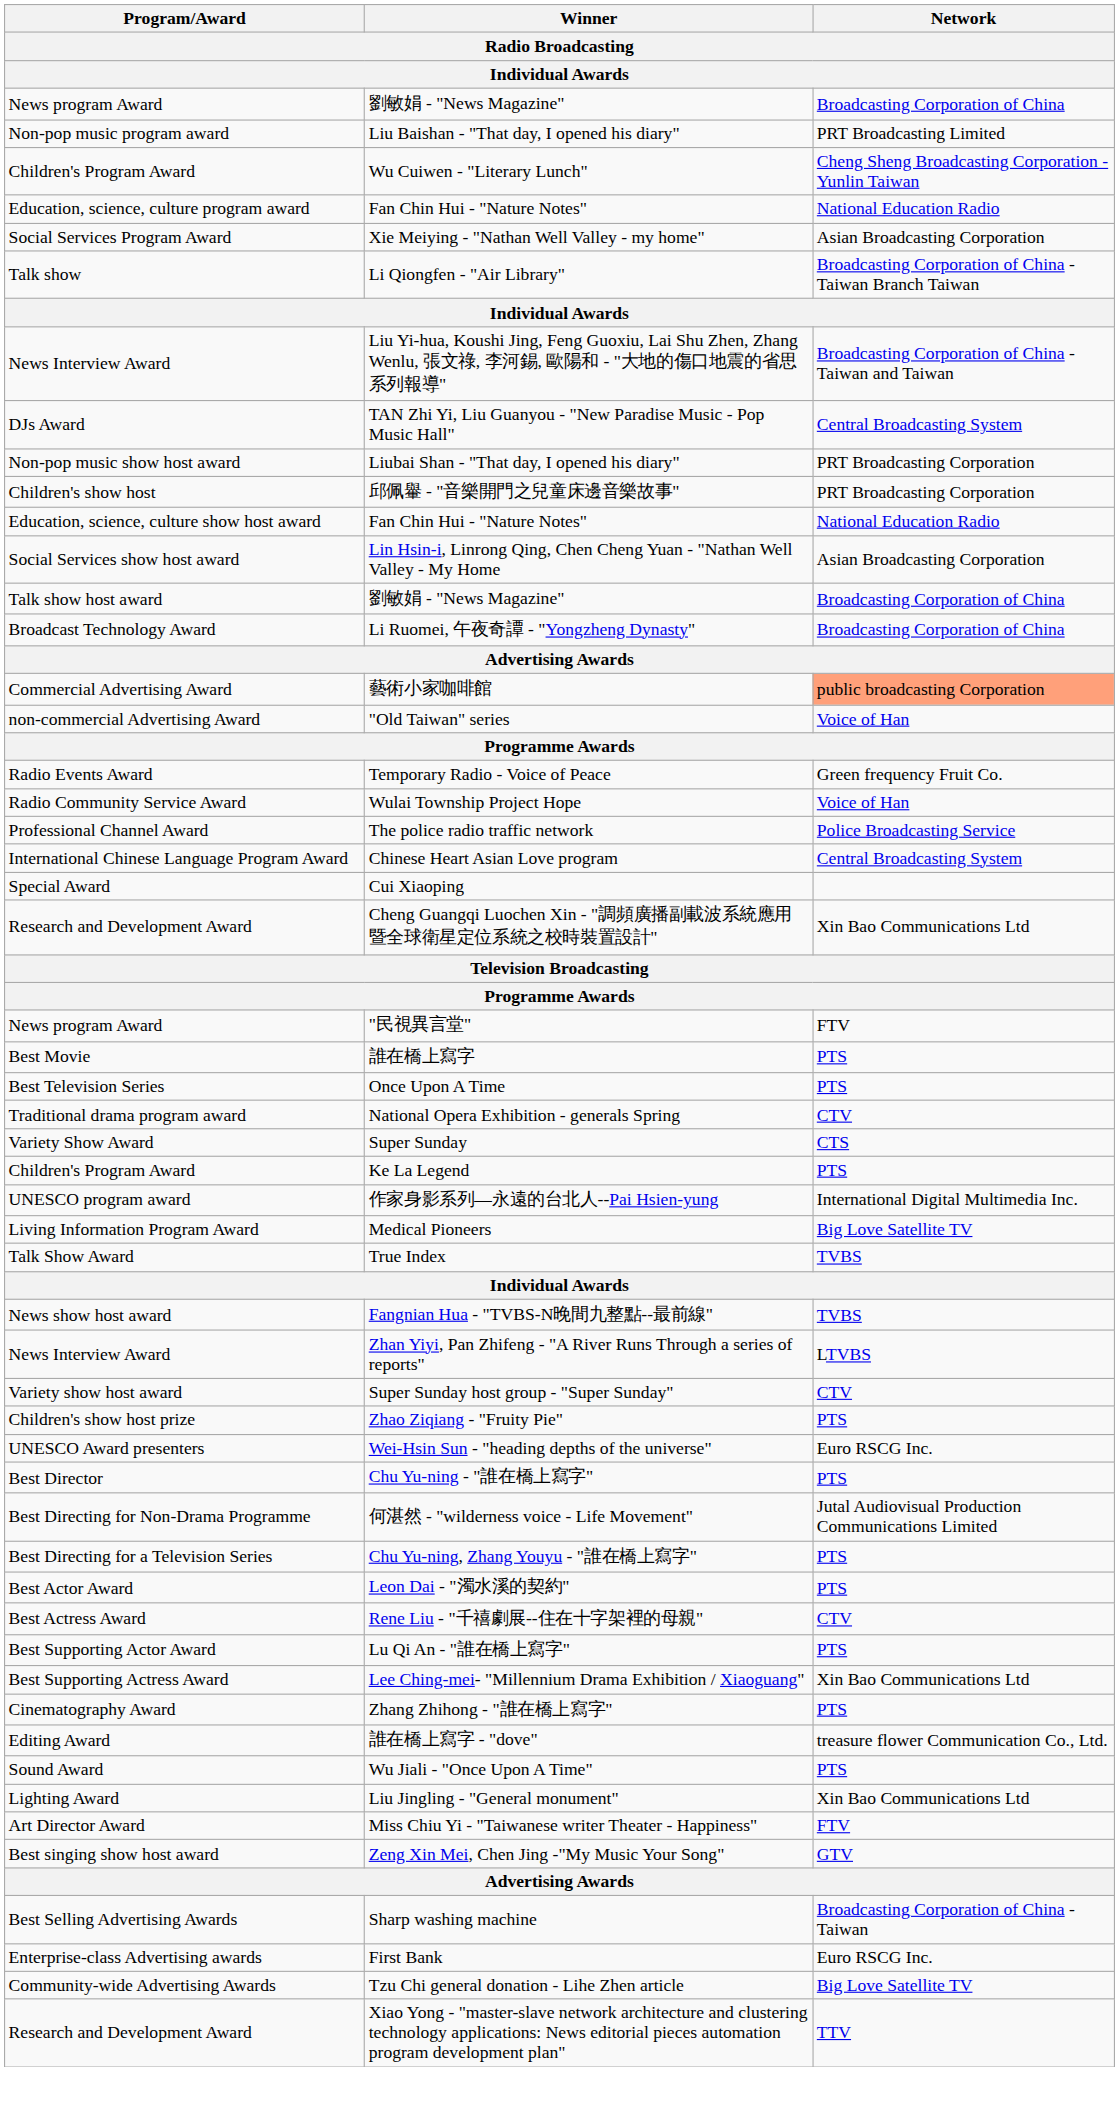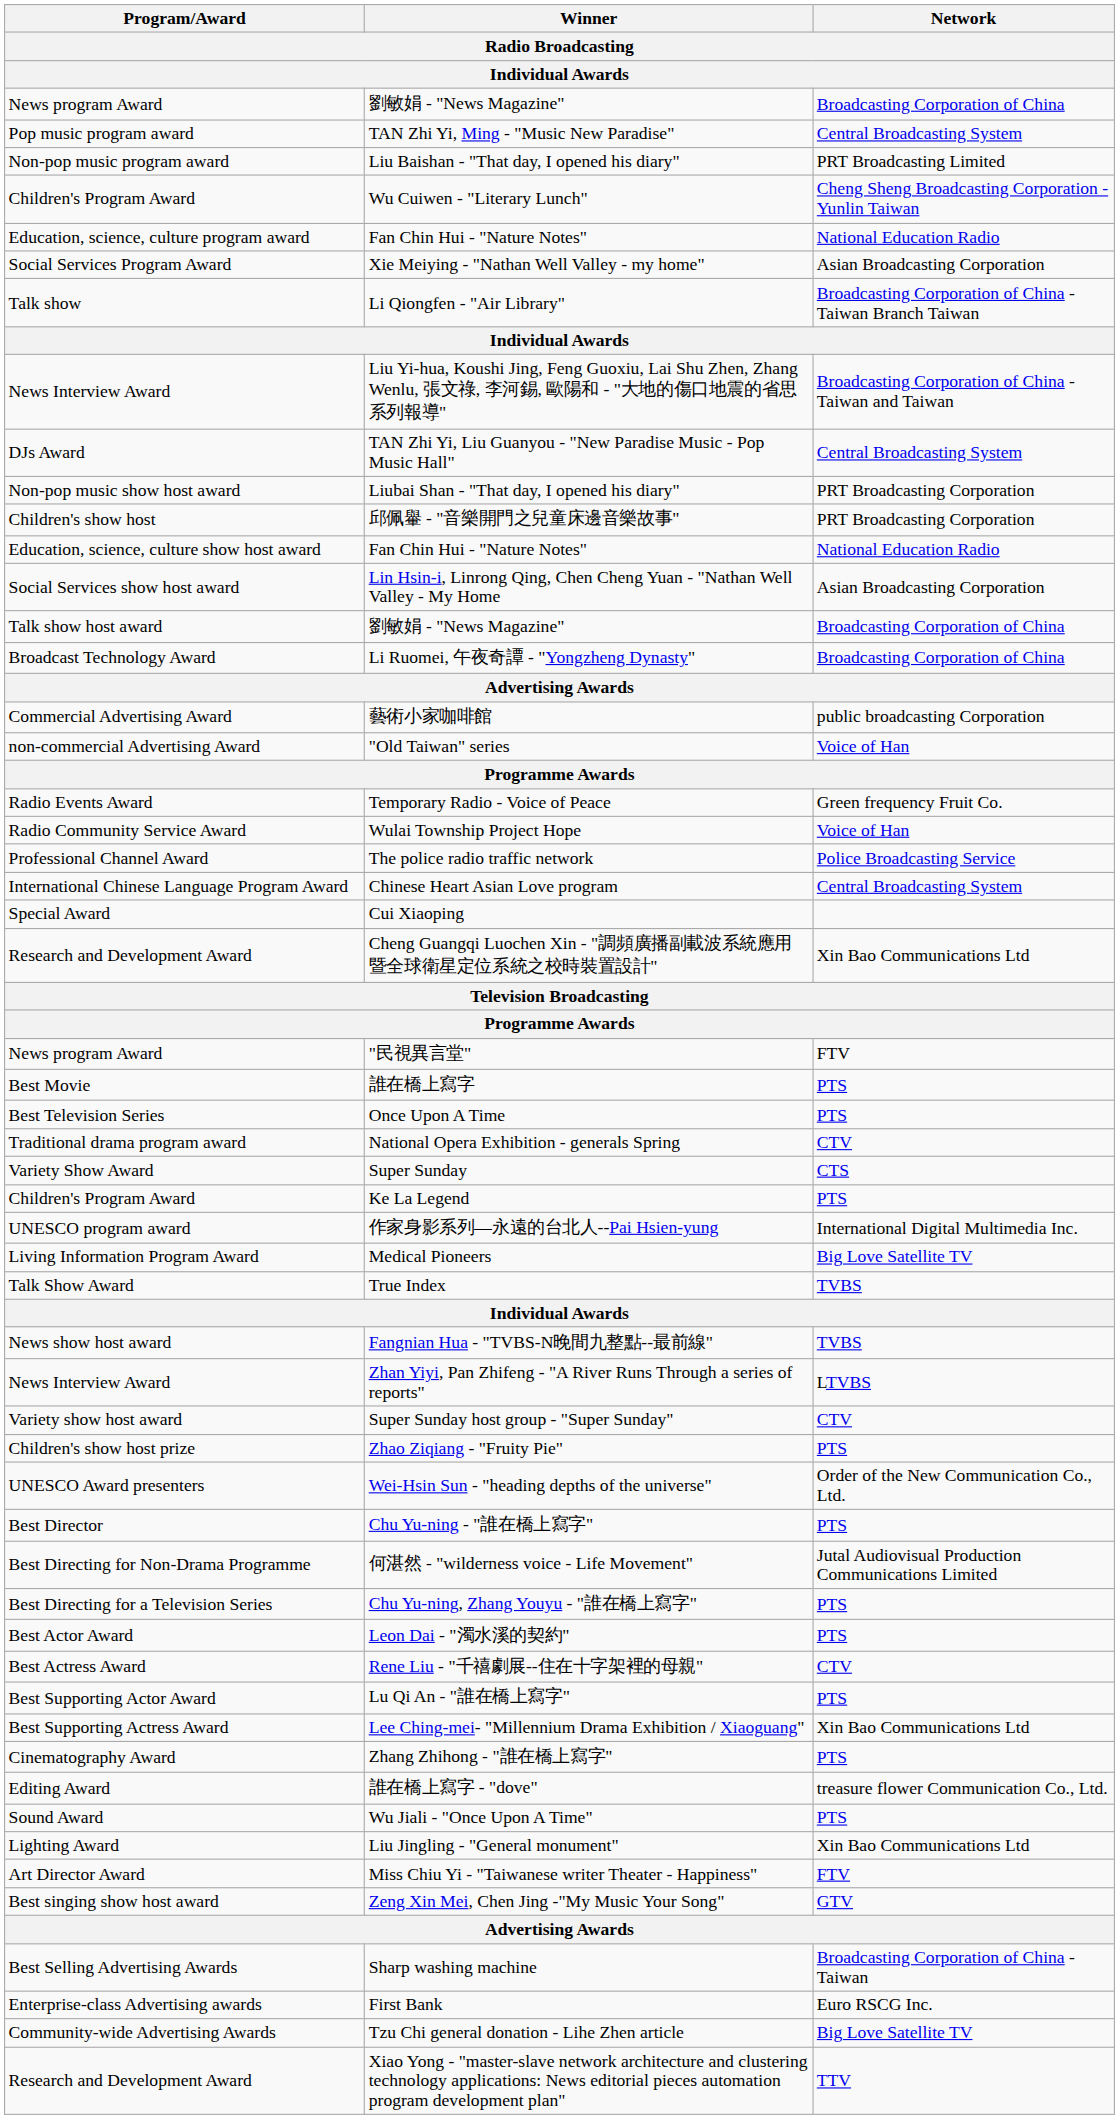+ row: (101, 133)
(931, 689) lightsalmon background -> (931, 716) no background
(875, 1447) Euro RSCG Inc. -> (954, 1485) Order of the New Communication Co., Ltd.
